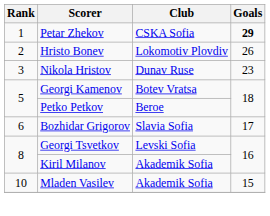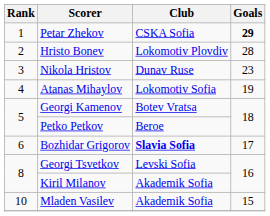(248, 51) 26 -> (248, 51) 28
+ row: (81, 88)
(164, 126) normal -> (165, 145) bold
